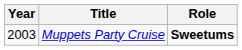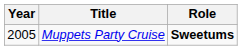(22, 34) 2003 -> (22, 34) 2005
